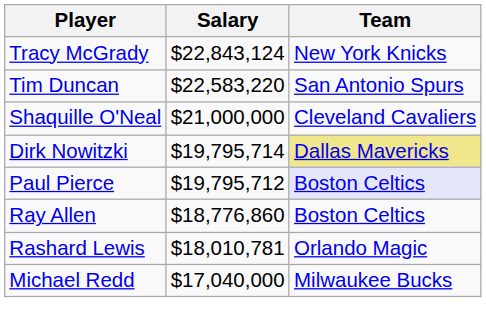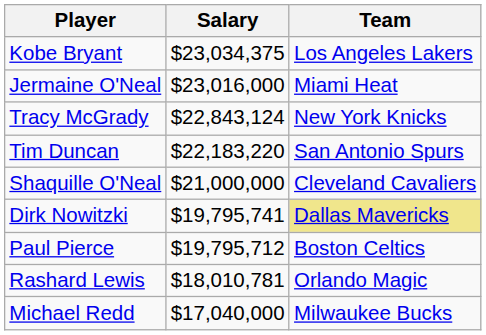+ row: (66, 53)
+ row: (85, 85)
(228, 85) $22,583,220 -> (228, 150) $22,183,220
(228, 150) $19,795,714 -> (228, 215) $19,795,741
(360, 183) lavender background -> (360, 248) no background
- row: (53, 215)
